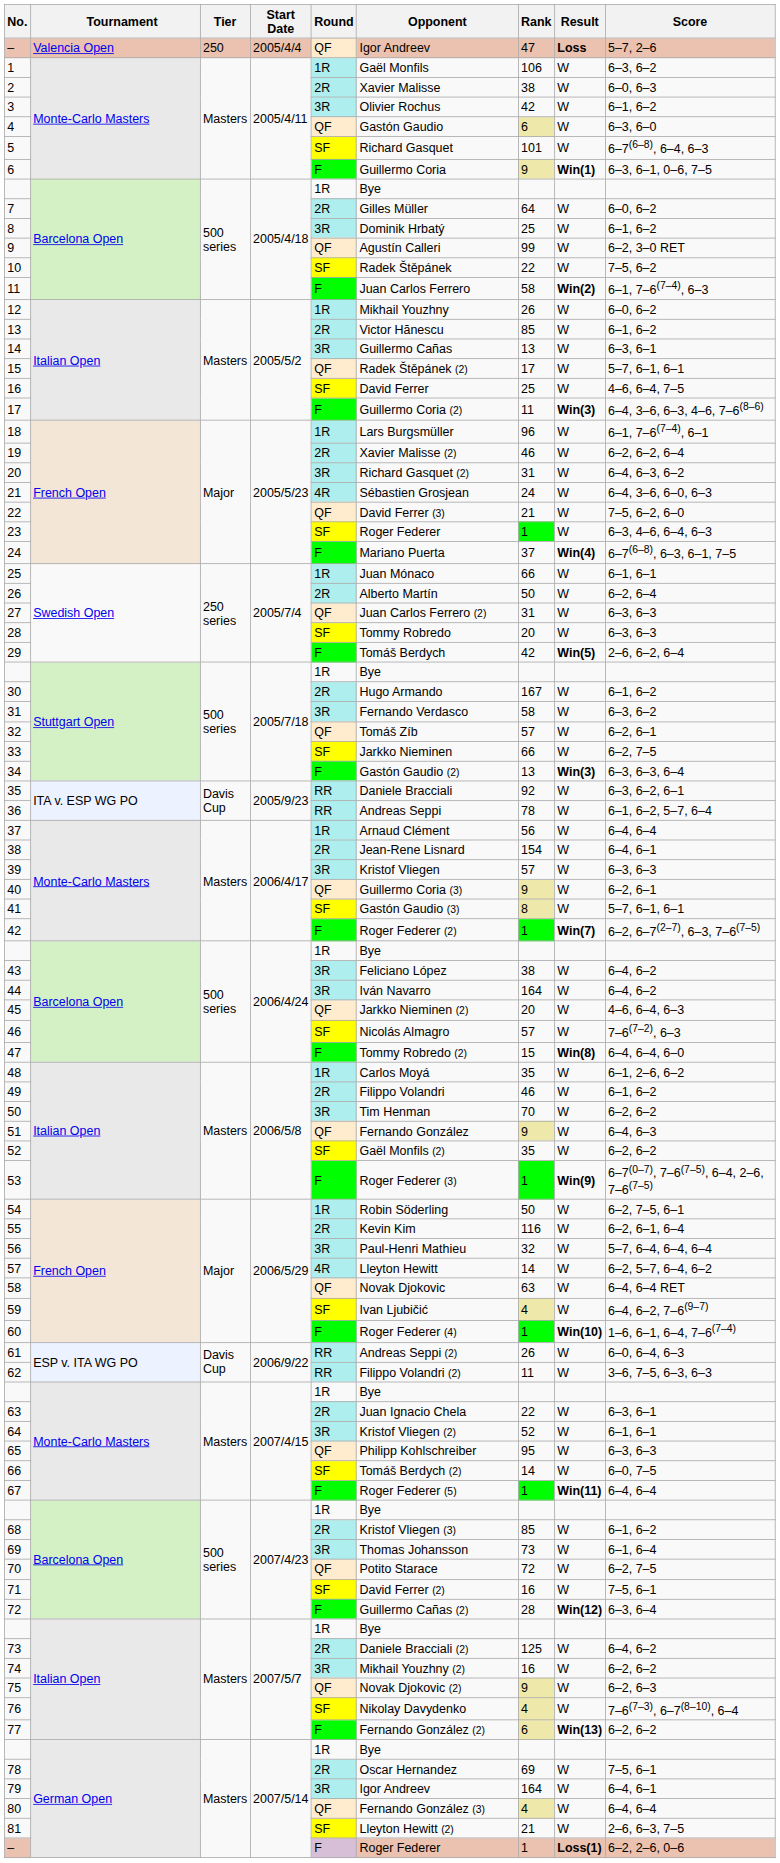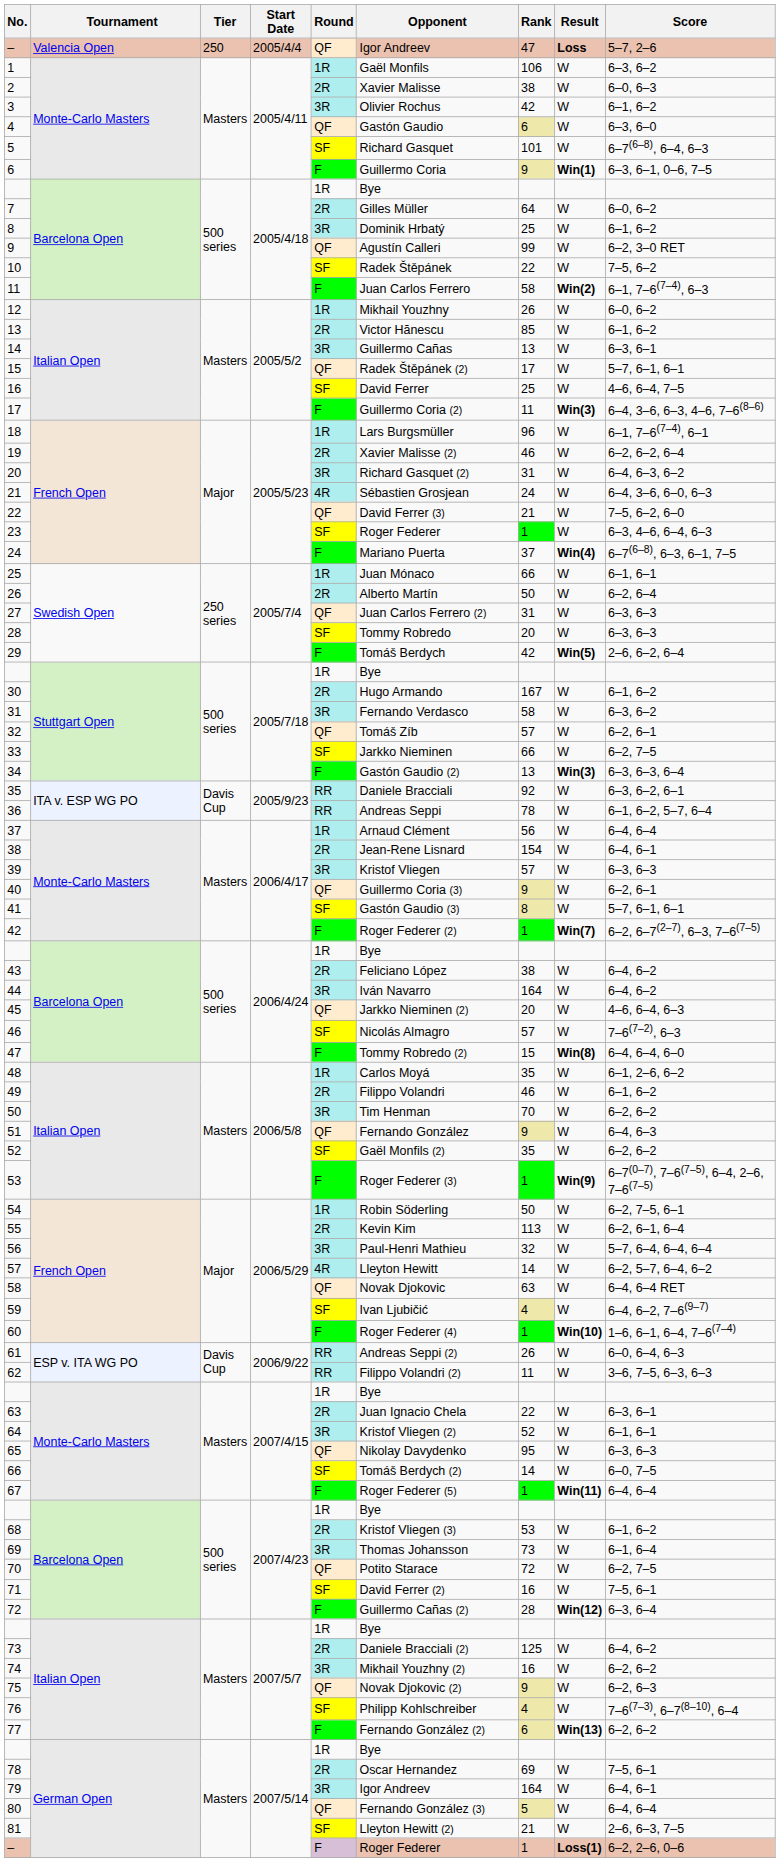(322, 971) 3R -> (322, 971) 2R
(531, 1229) 116 -> (531, 1229) 113
(418, 1451) Philipp Kohlschreiber -> (413, 1451) Nikolay Davydenko
(528, 1530) 85 -> (528, 1530) 53
(413, 1709) Nikolay Davydenko -> (418, 1709) Philipp Kohlschreiber
(525, 1809) 4 -> (525, 1809) 5
